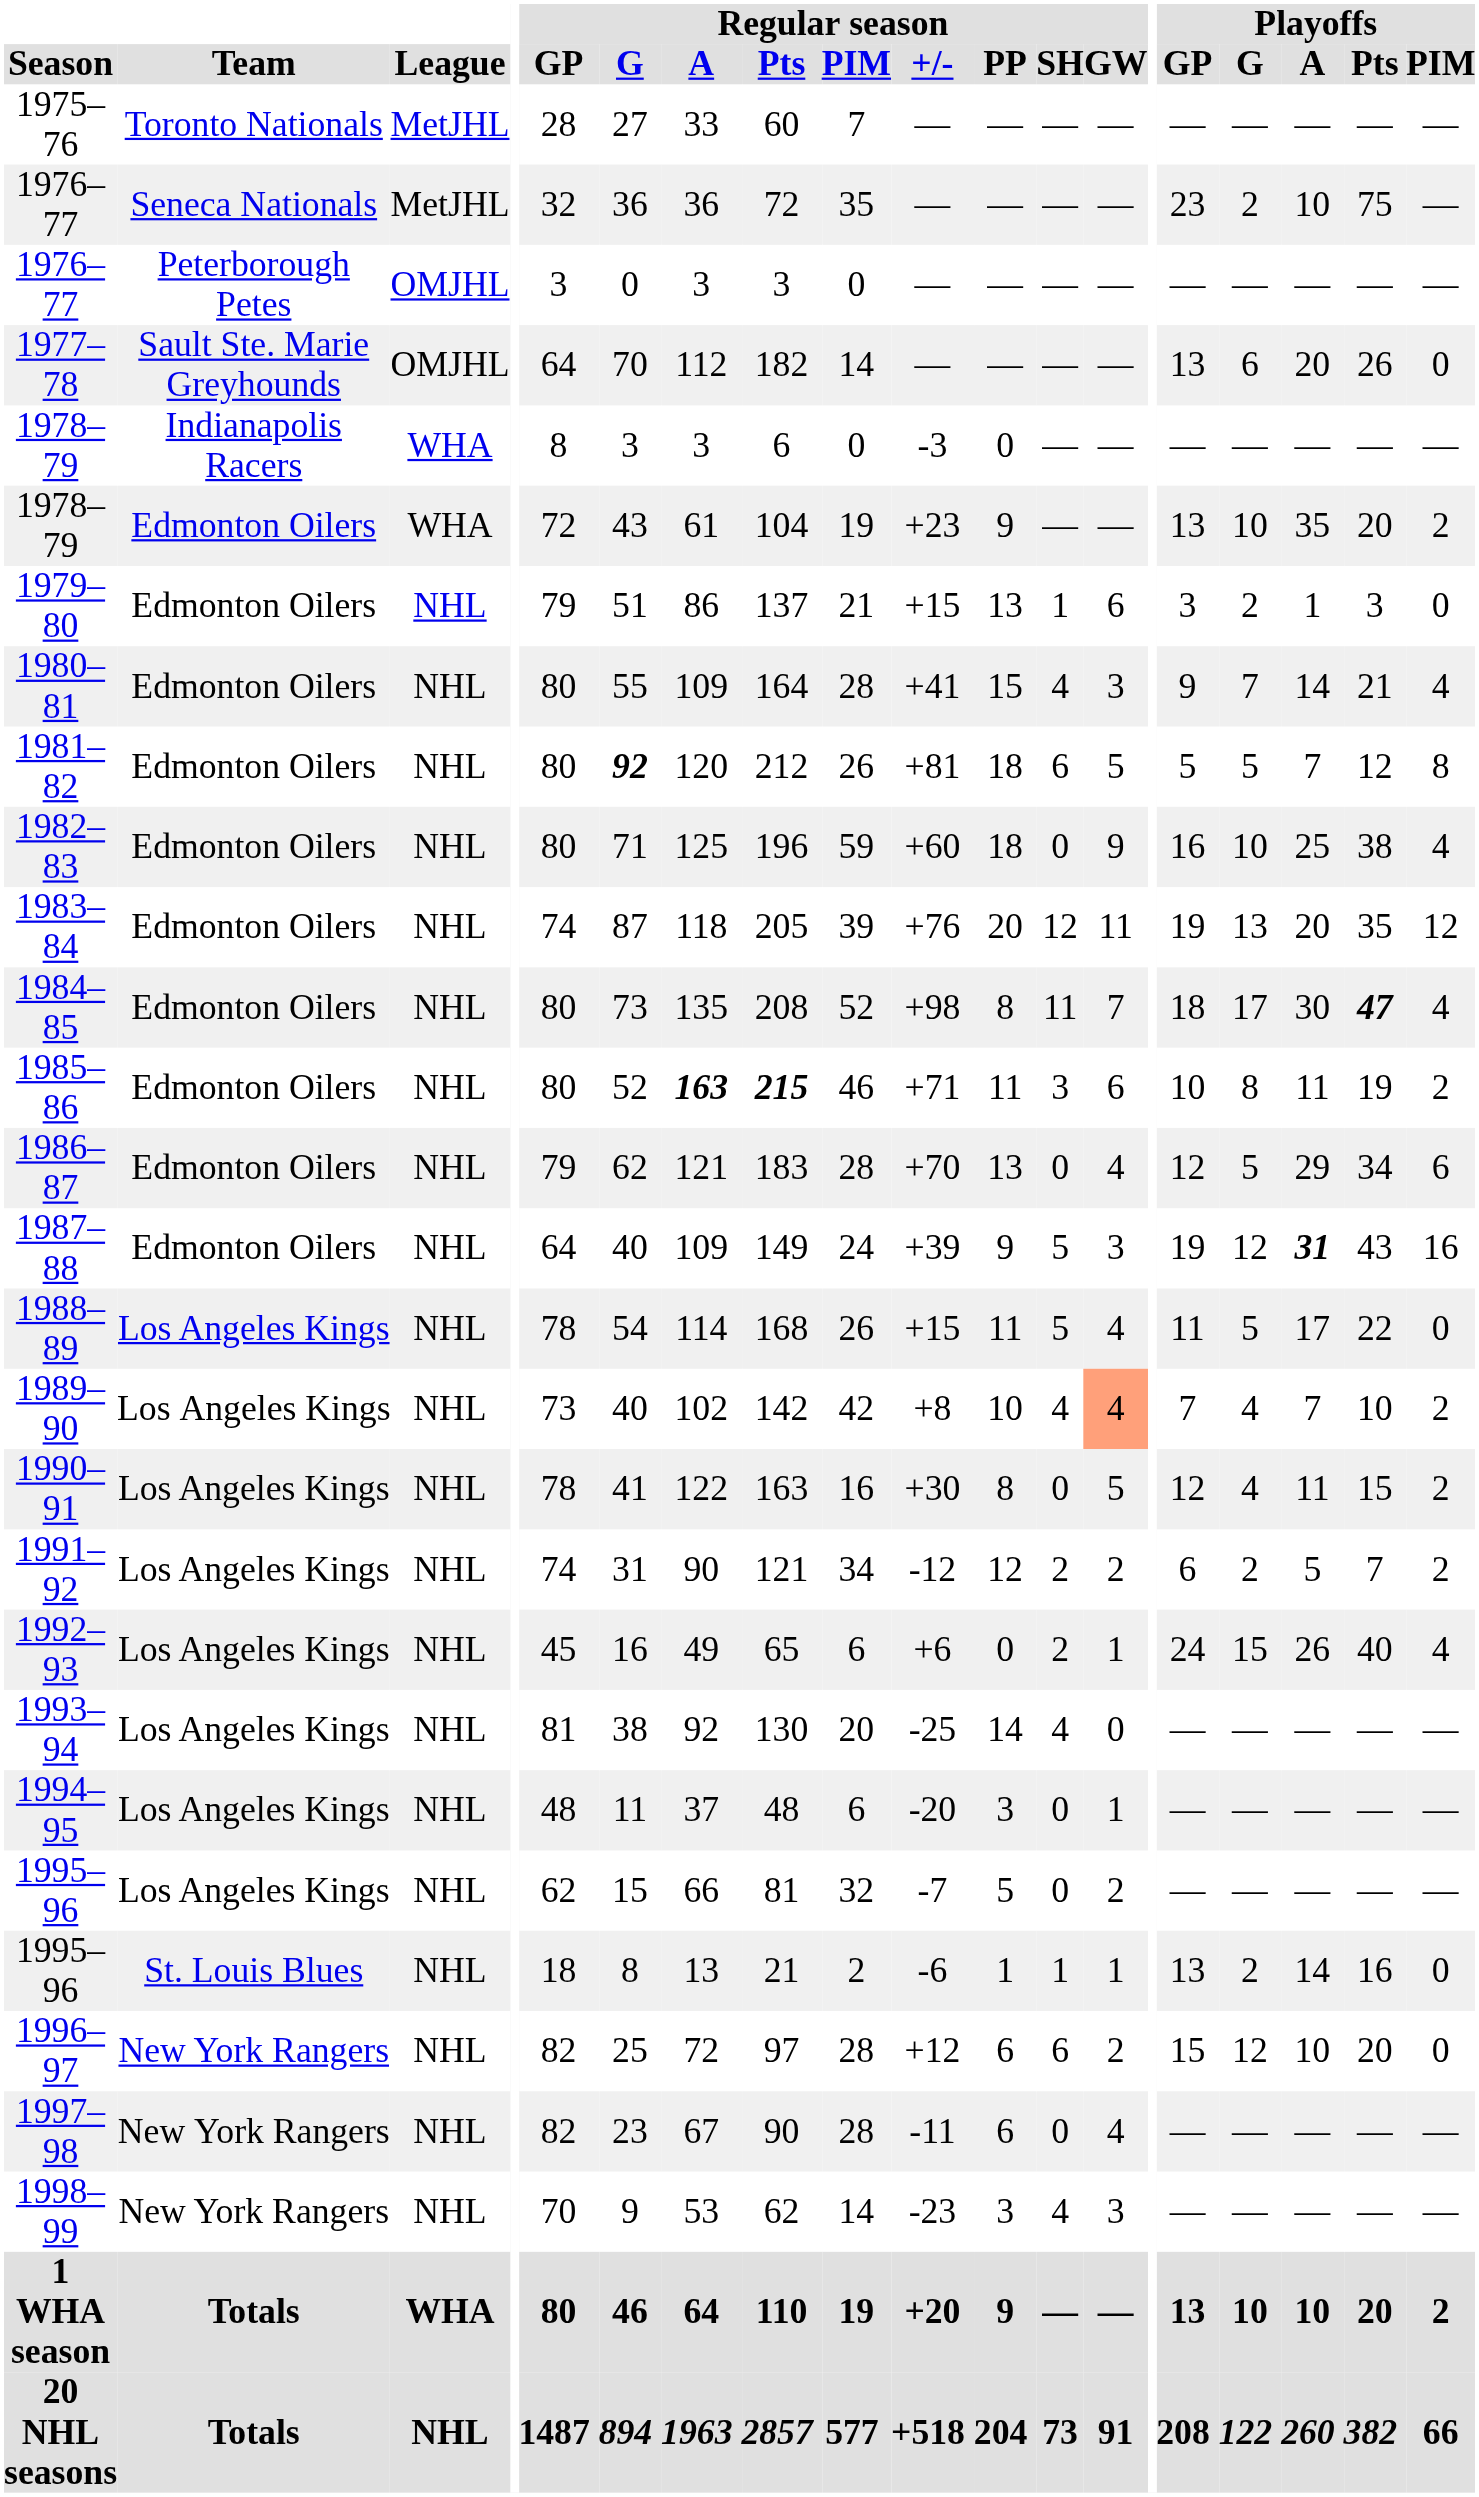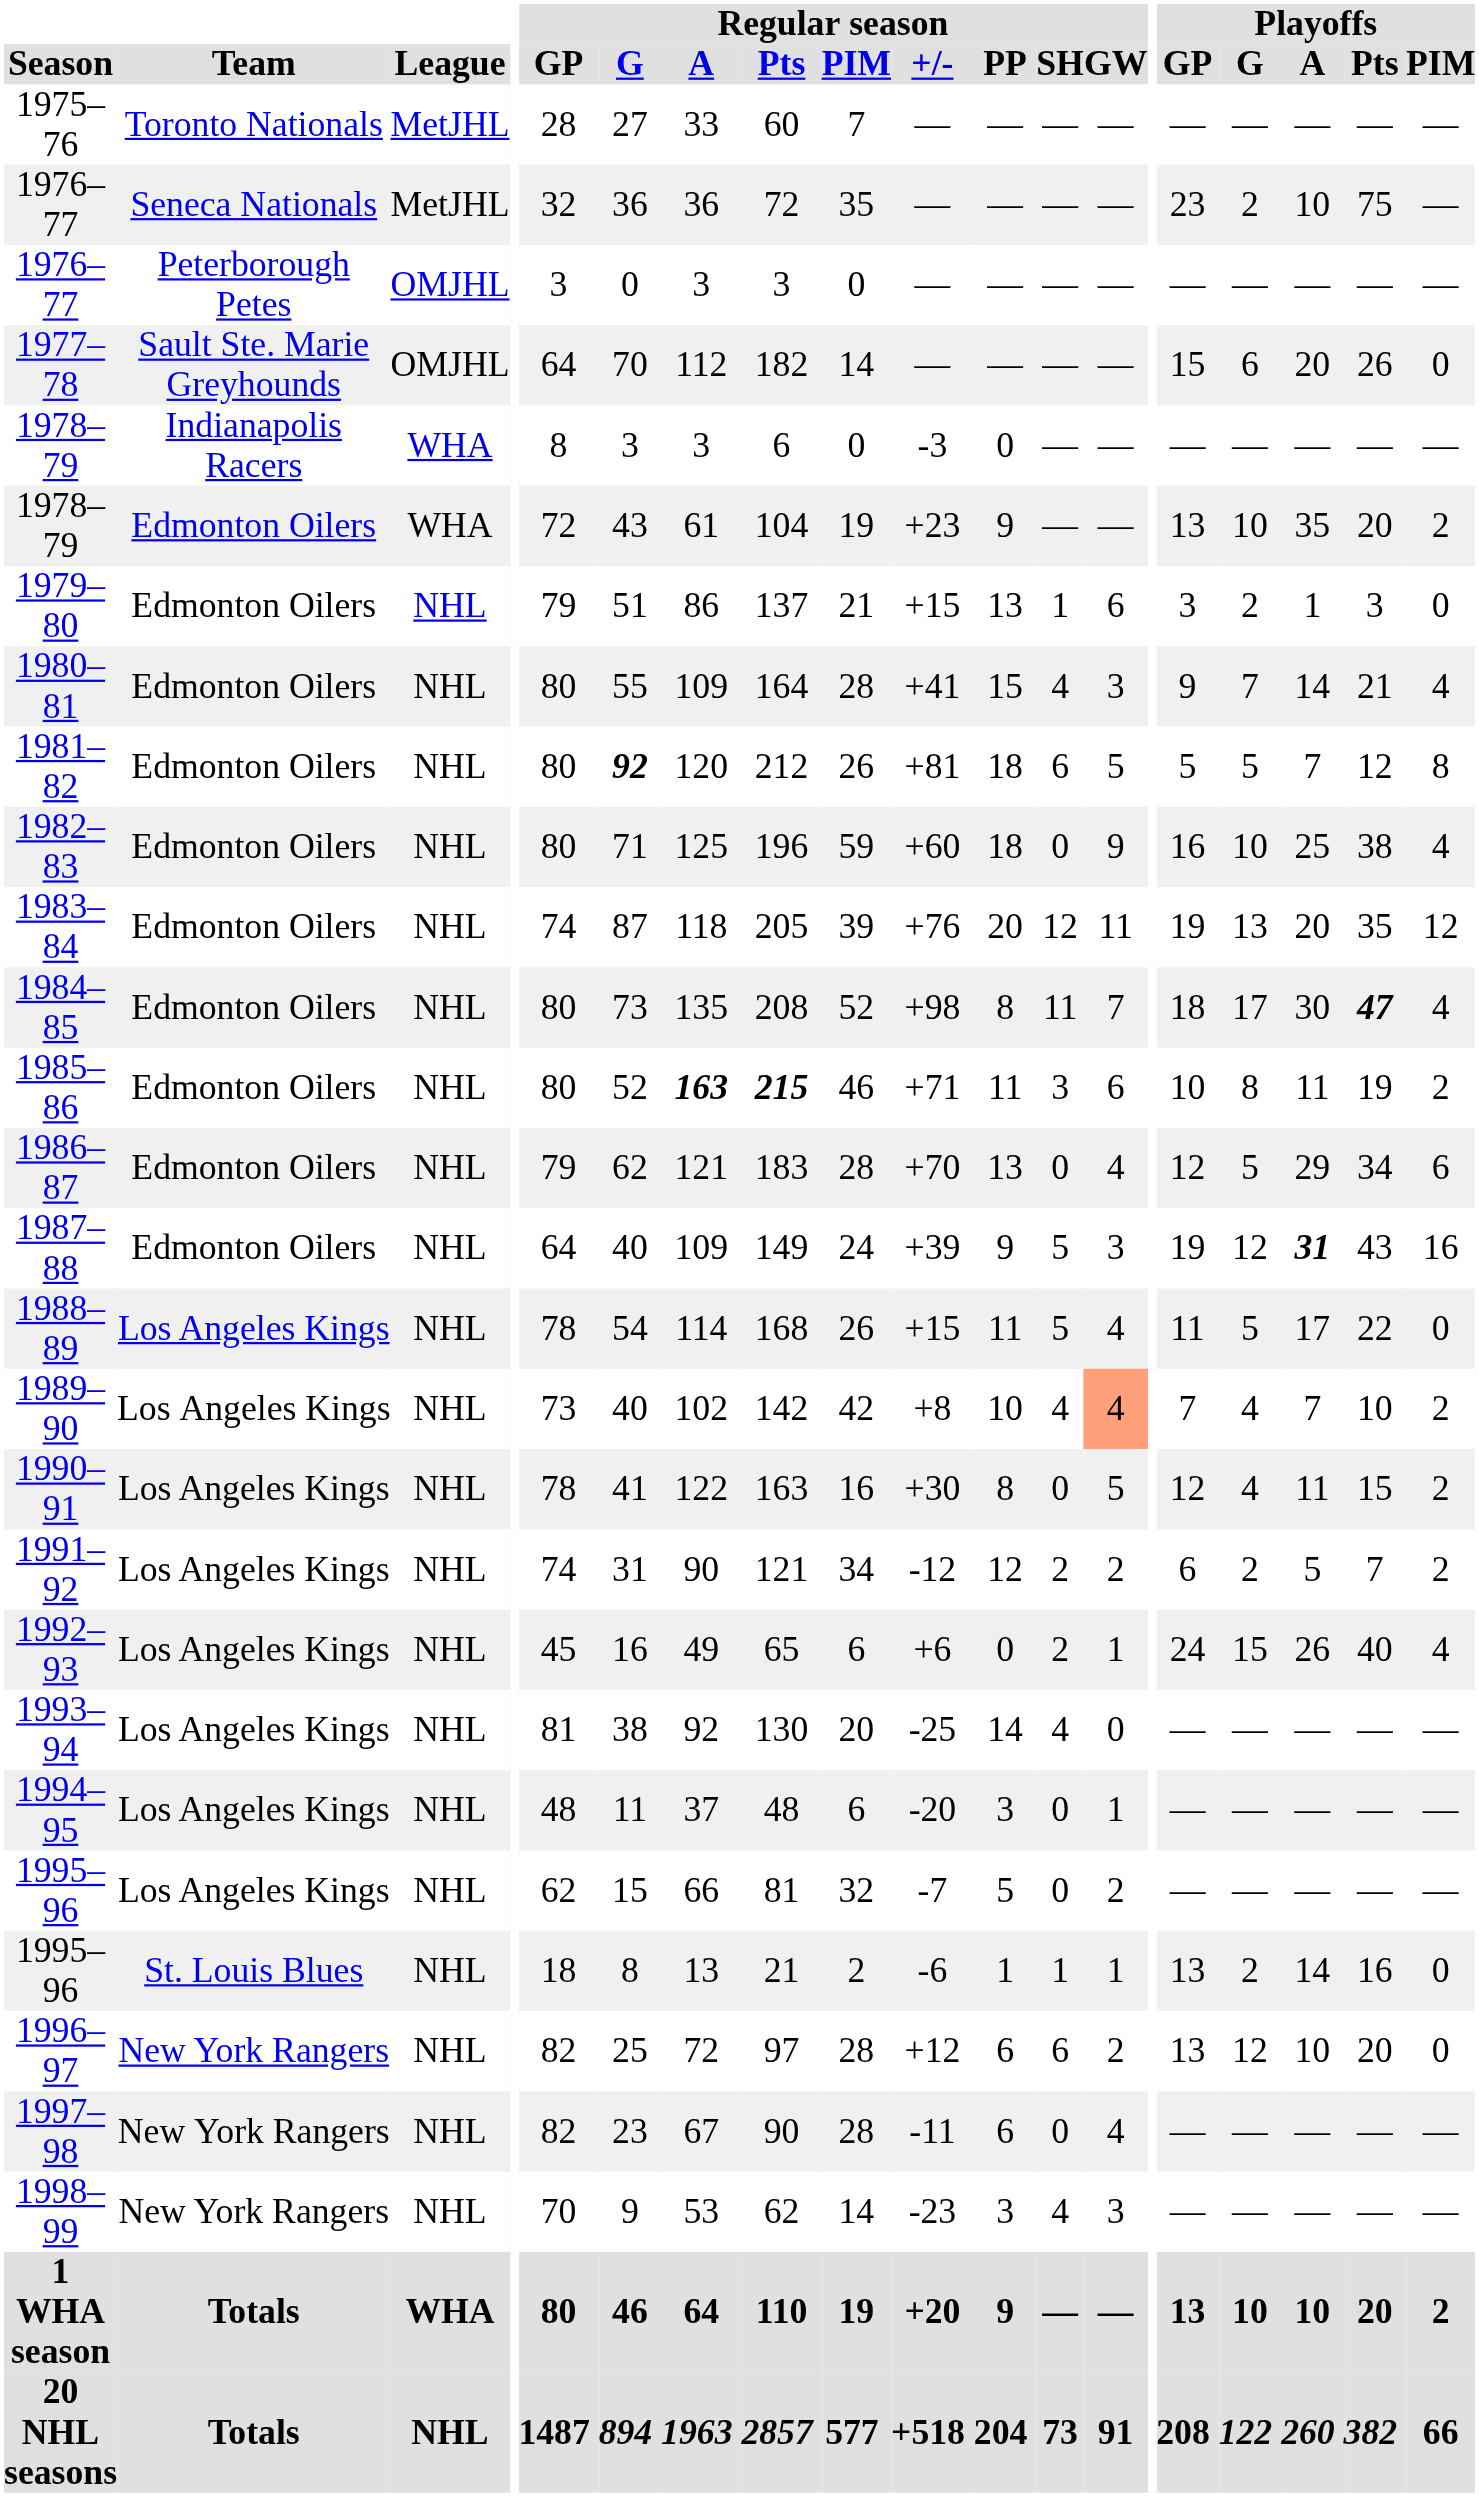(1187, 364) 13 -> (1187, 364) 15
(1187, 2050) 15 -> (1187, 2050) 13
